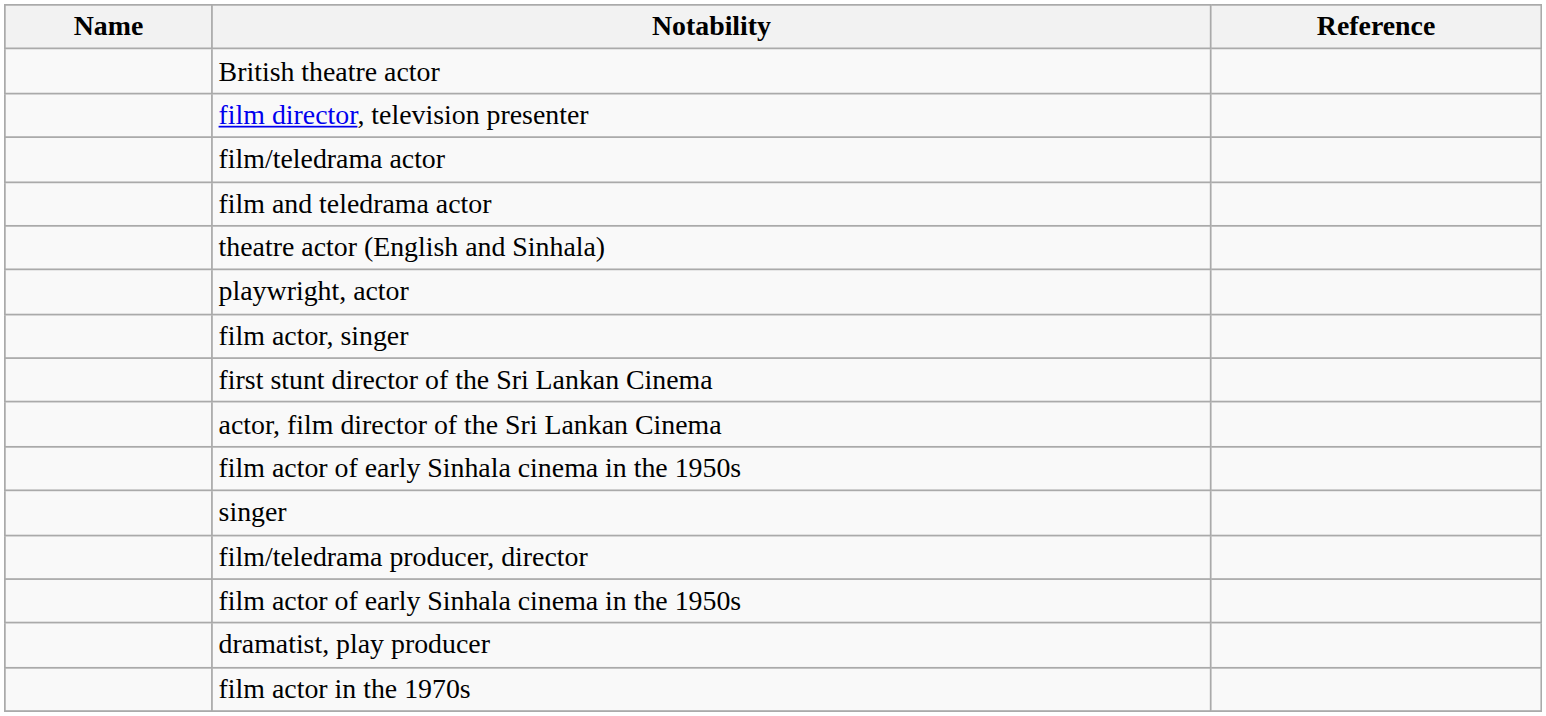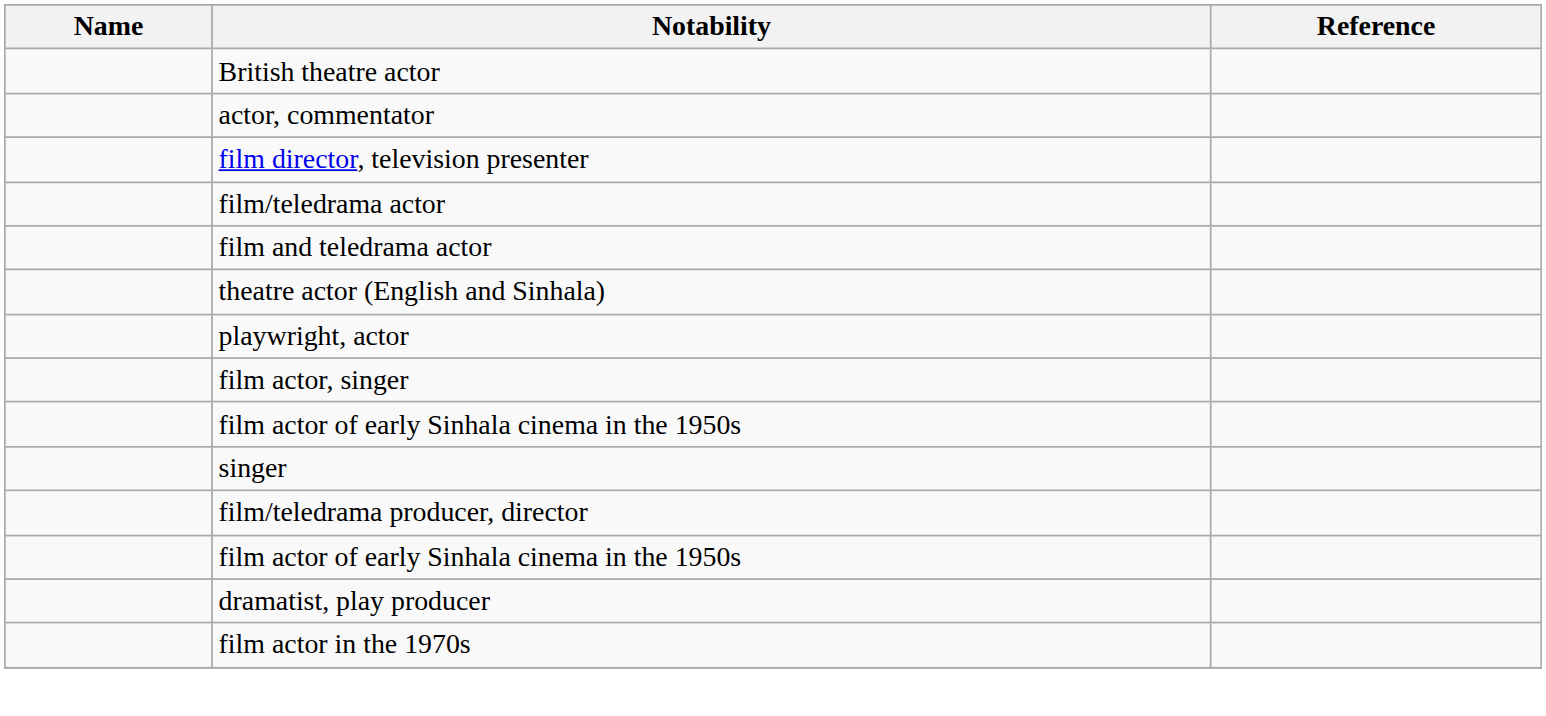+ row: (109, 115)
- row: (109, 380)
- row: (109, 424)
